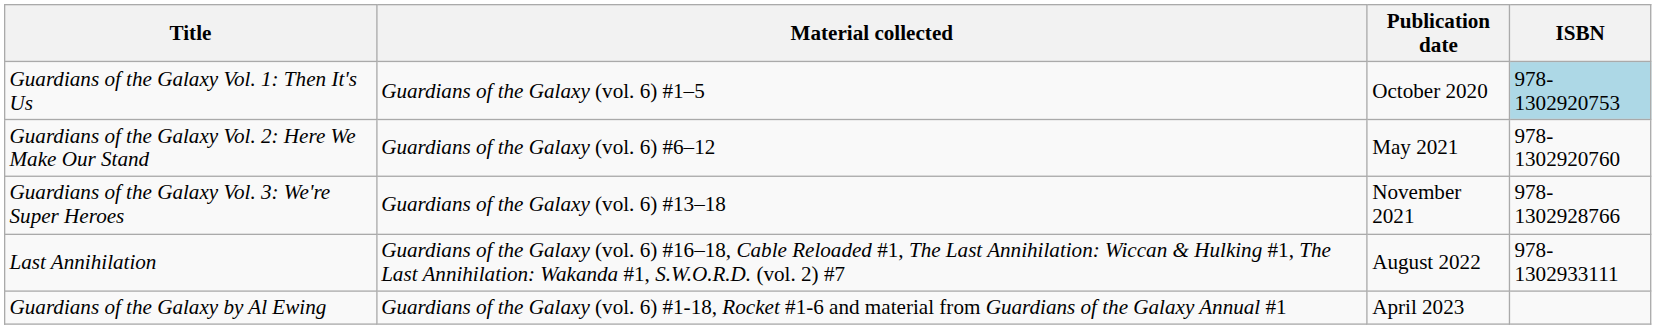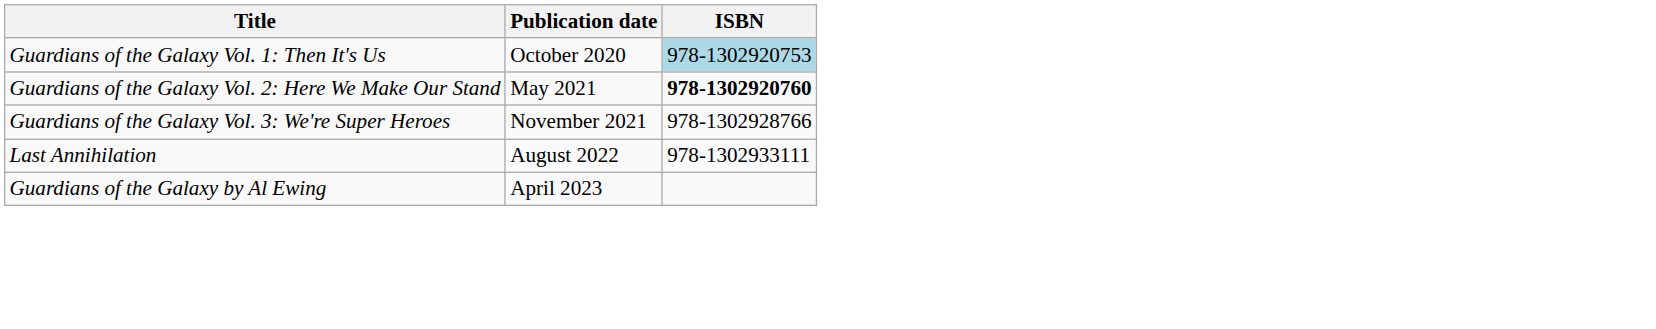- column: (872, 33)
(1567, 147) normal -> (739, 88) bold
